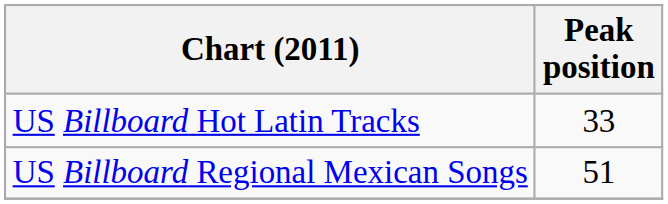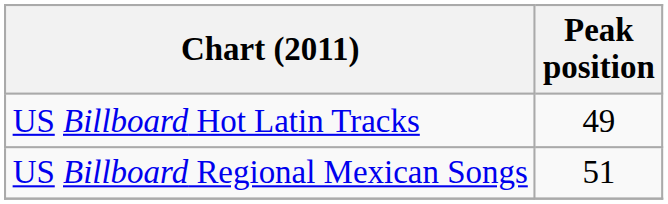(599, 119) 33 -> (599, 119) 49
